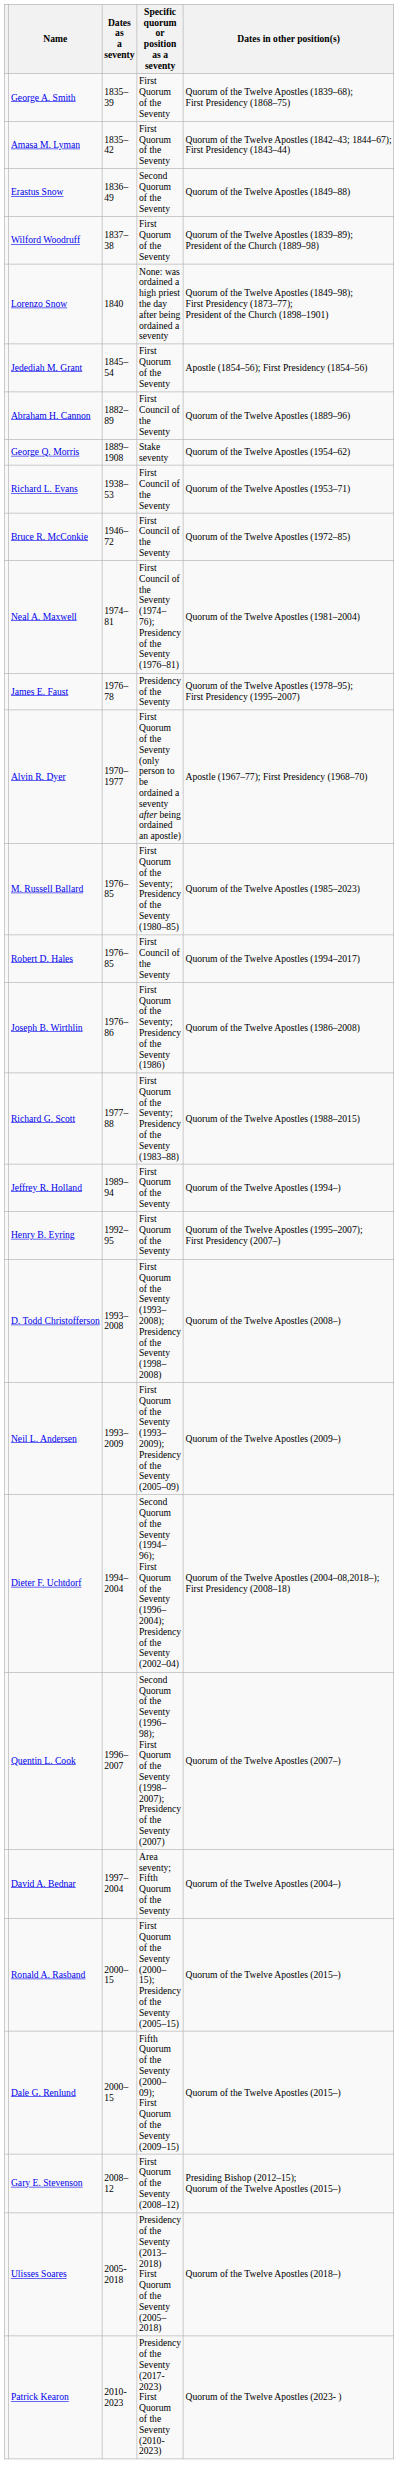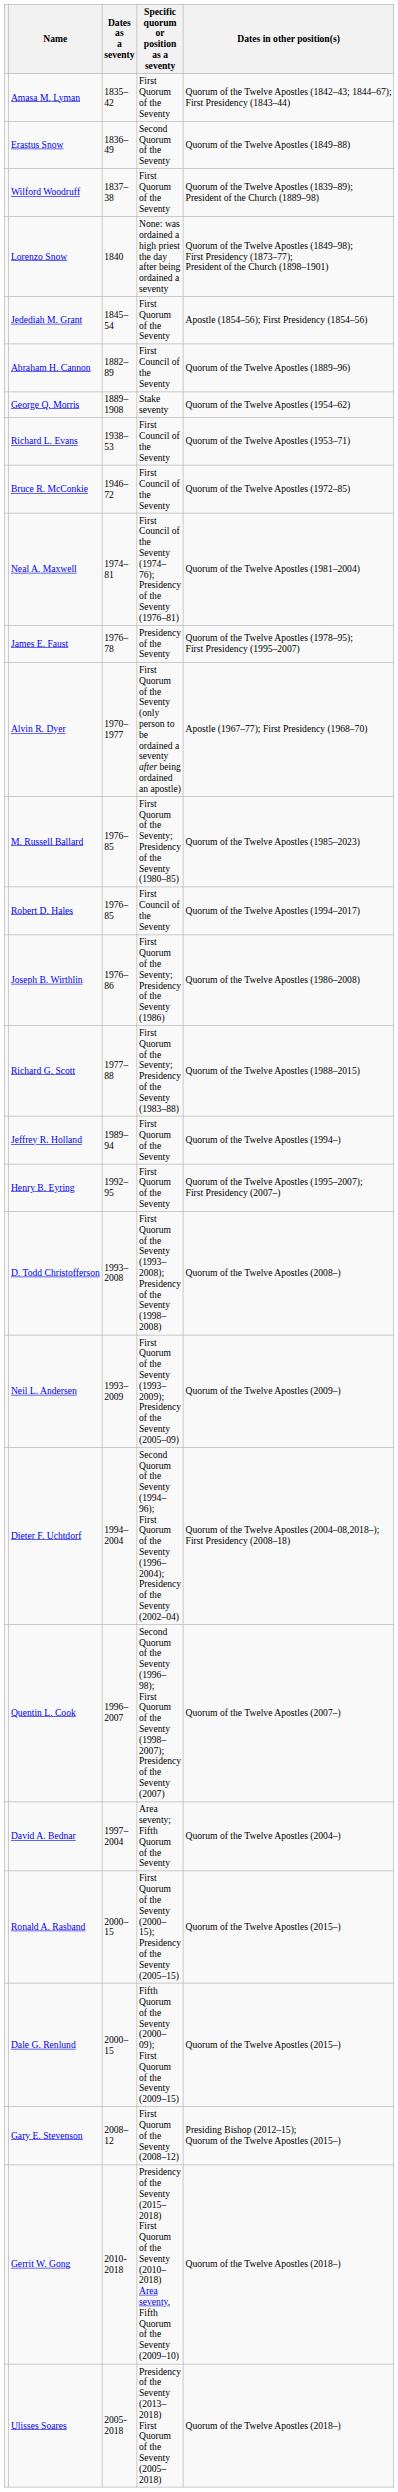- row: (43, 97)
+ row: (41, 2264)
- row: (40, 2397)
